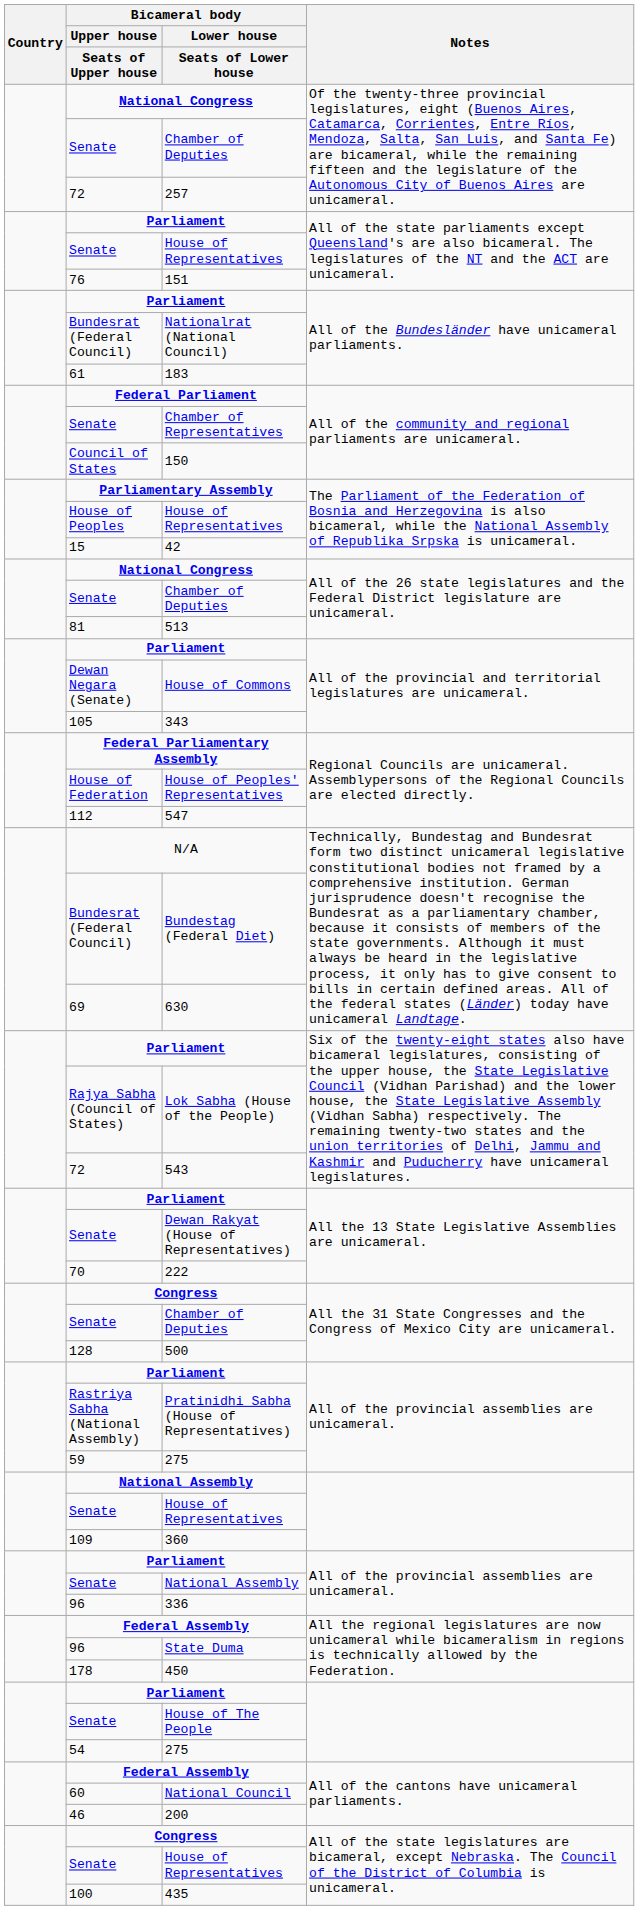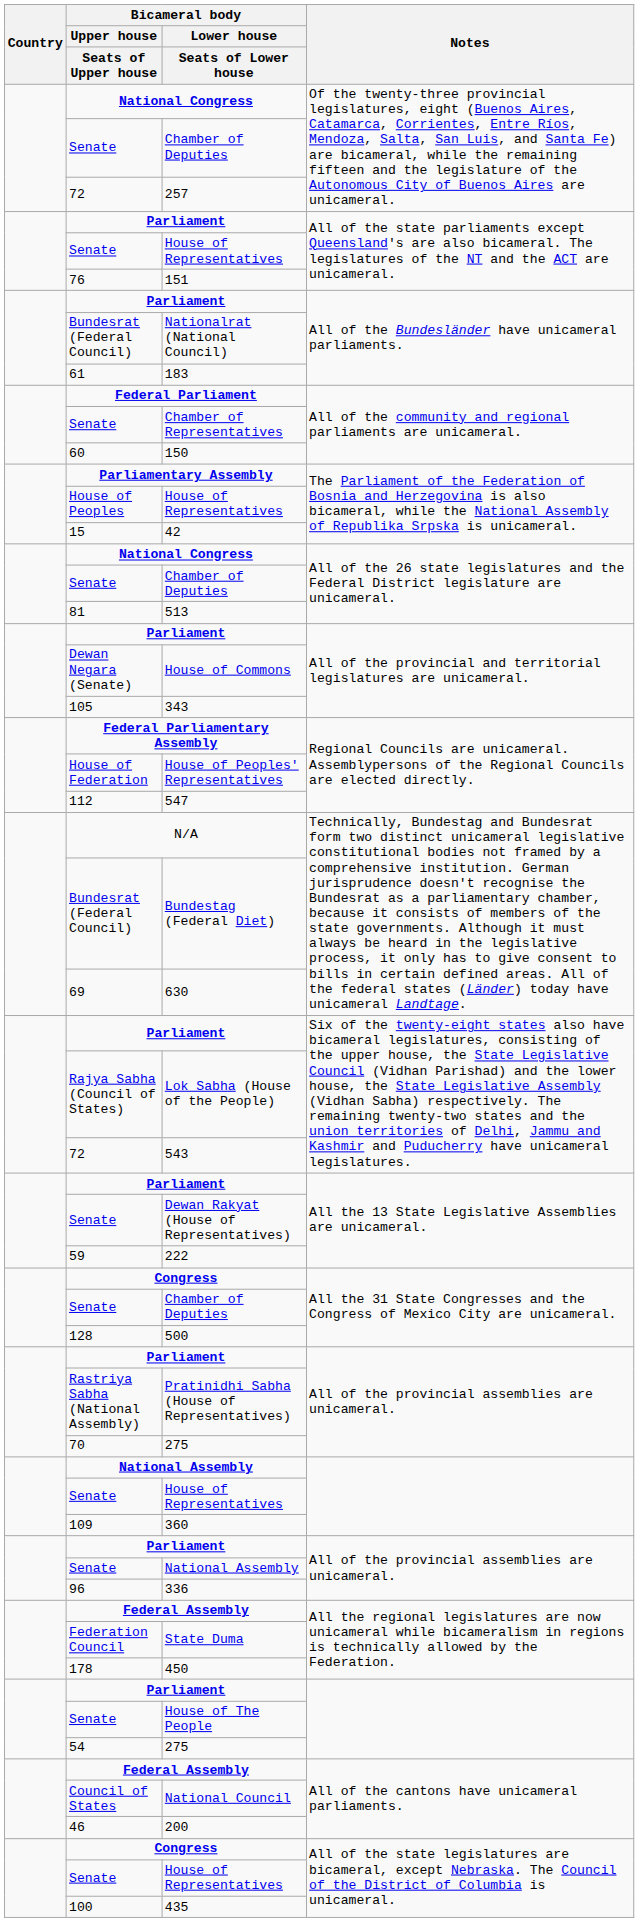(108, 461) Council of States -> (77, 454) 60
(77, 1272) 70 -> (77, 1257) 59
(77, 1461) 59 -> (77, 1446) 70
(77, 1649) 96 -> (108, 1640) Federation Council
(77, 1794) 60 -> (108, 1799) Council of States
